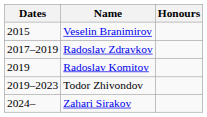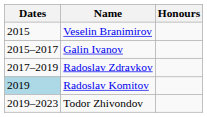+ row: (93, 49)
(18, 67) no background -> (18, 85) lightblue background
- row: (97, 103)
